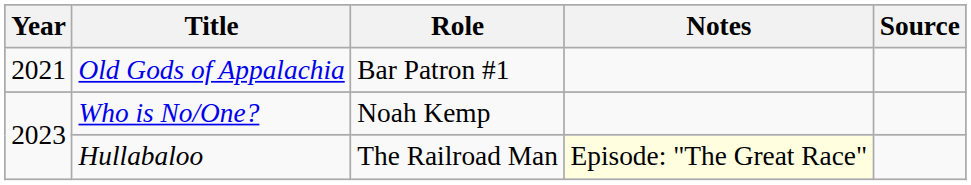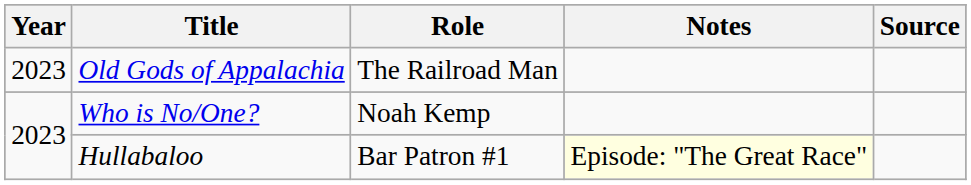(39, 69) 2021 -> (39, 69) 2023
(433, 69) Bar Patron #1 -> (458, 69) The Railroad Man
(458, 156) The Railroad Man -> (433, 156) Bar Patron #1
